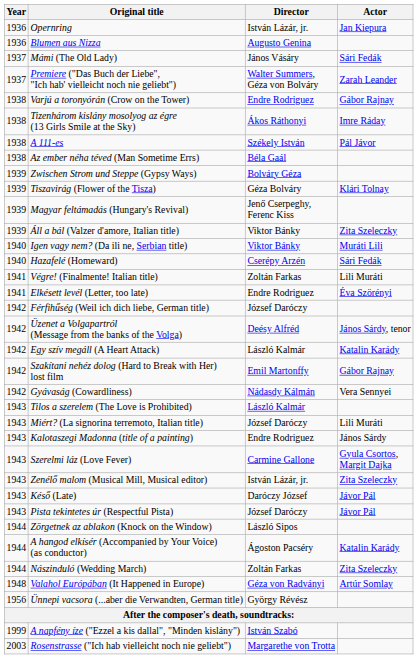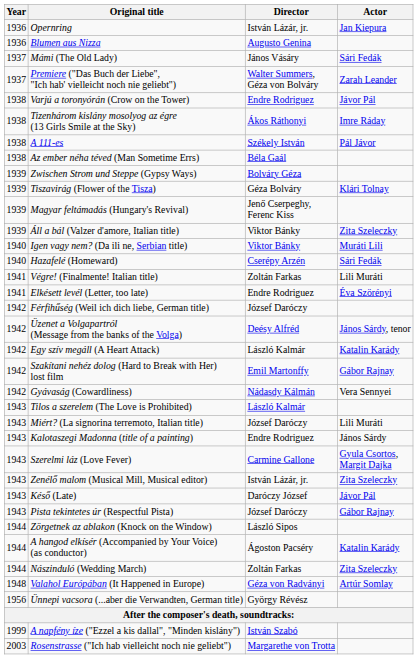(367, 100) Gábor Rajnay -> (358, 100) Jávor Pál
(358, 511) Jávor Pál -> (367, 511) Gábor Rajnay
